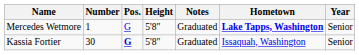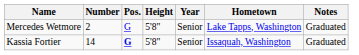columns swapped: (340, 12) <-> (197, 12)
(88, 27) 1 -> (88, 27) 2
(273, 27) bold -> (254, 27) normal
(90, 42) 30 -> (90, 42) 14
